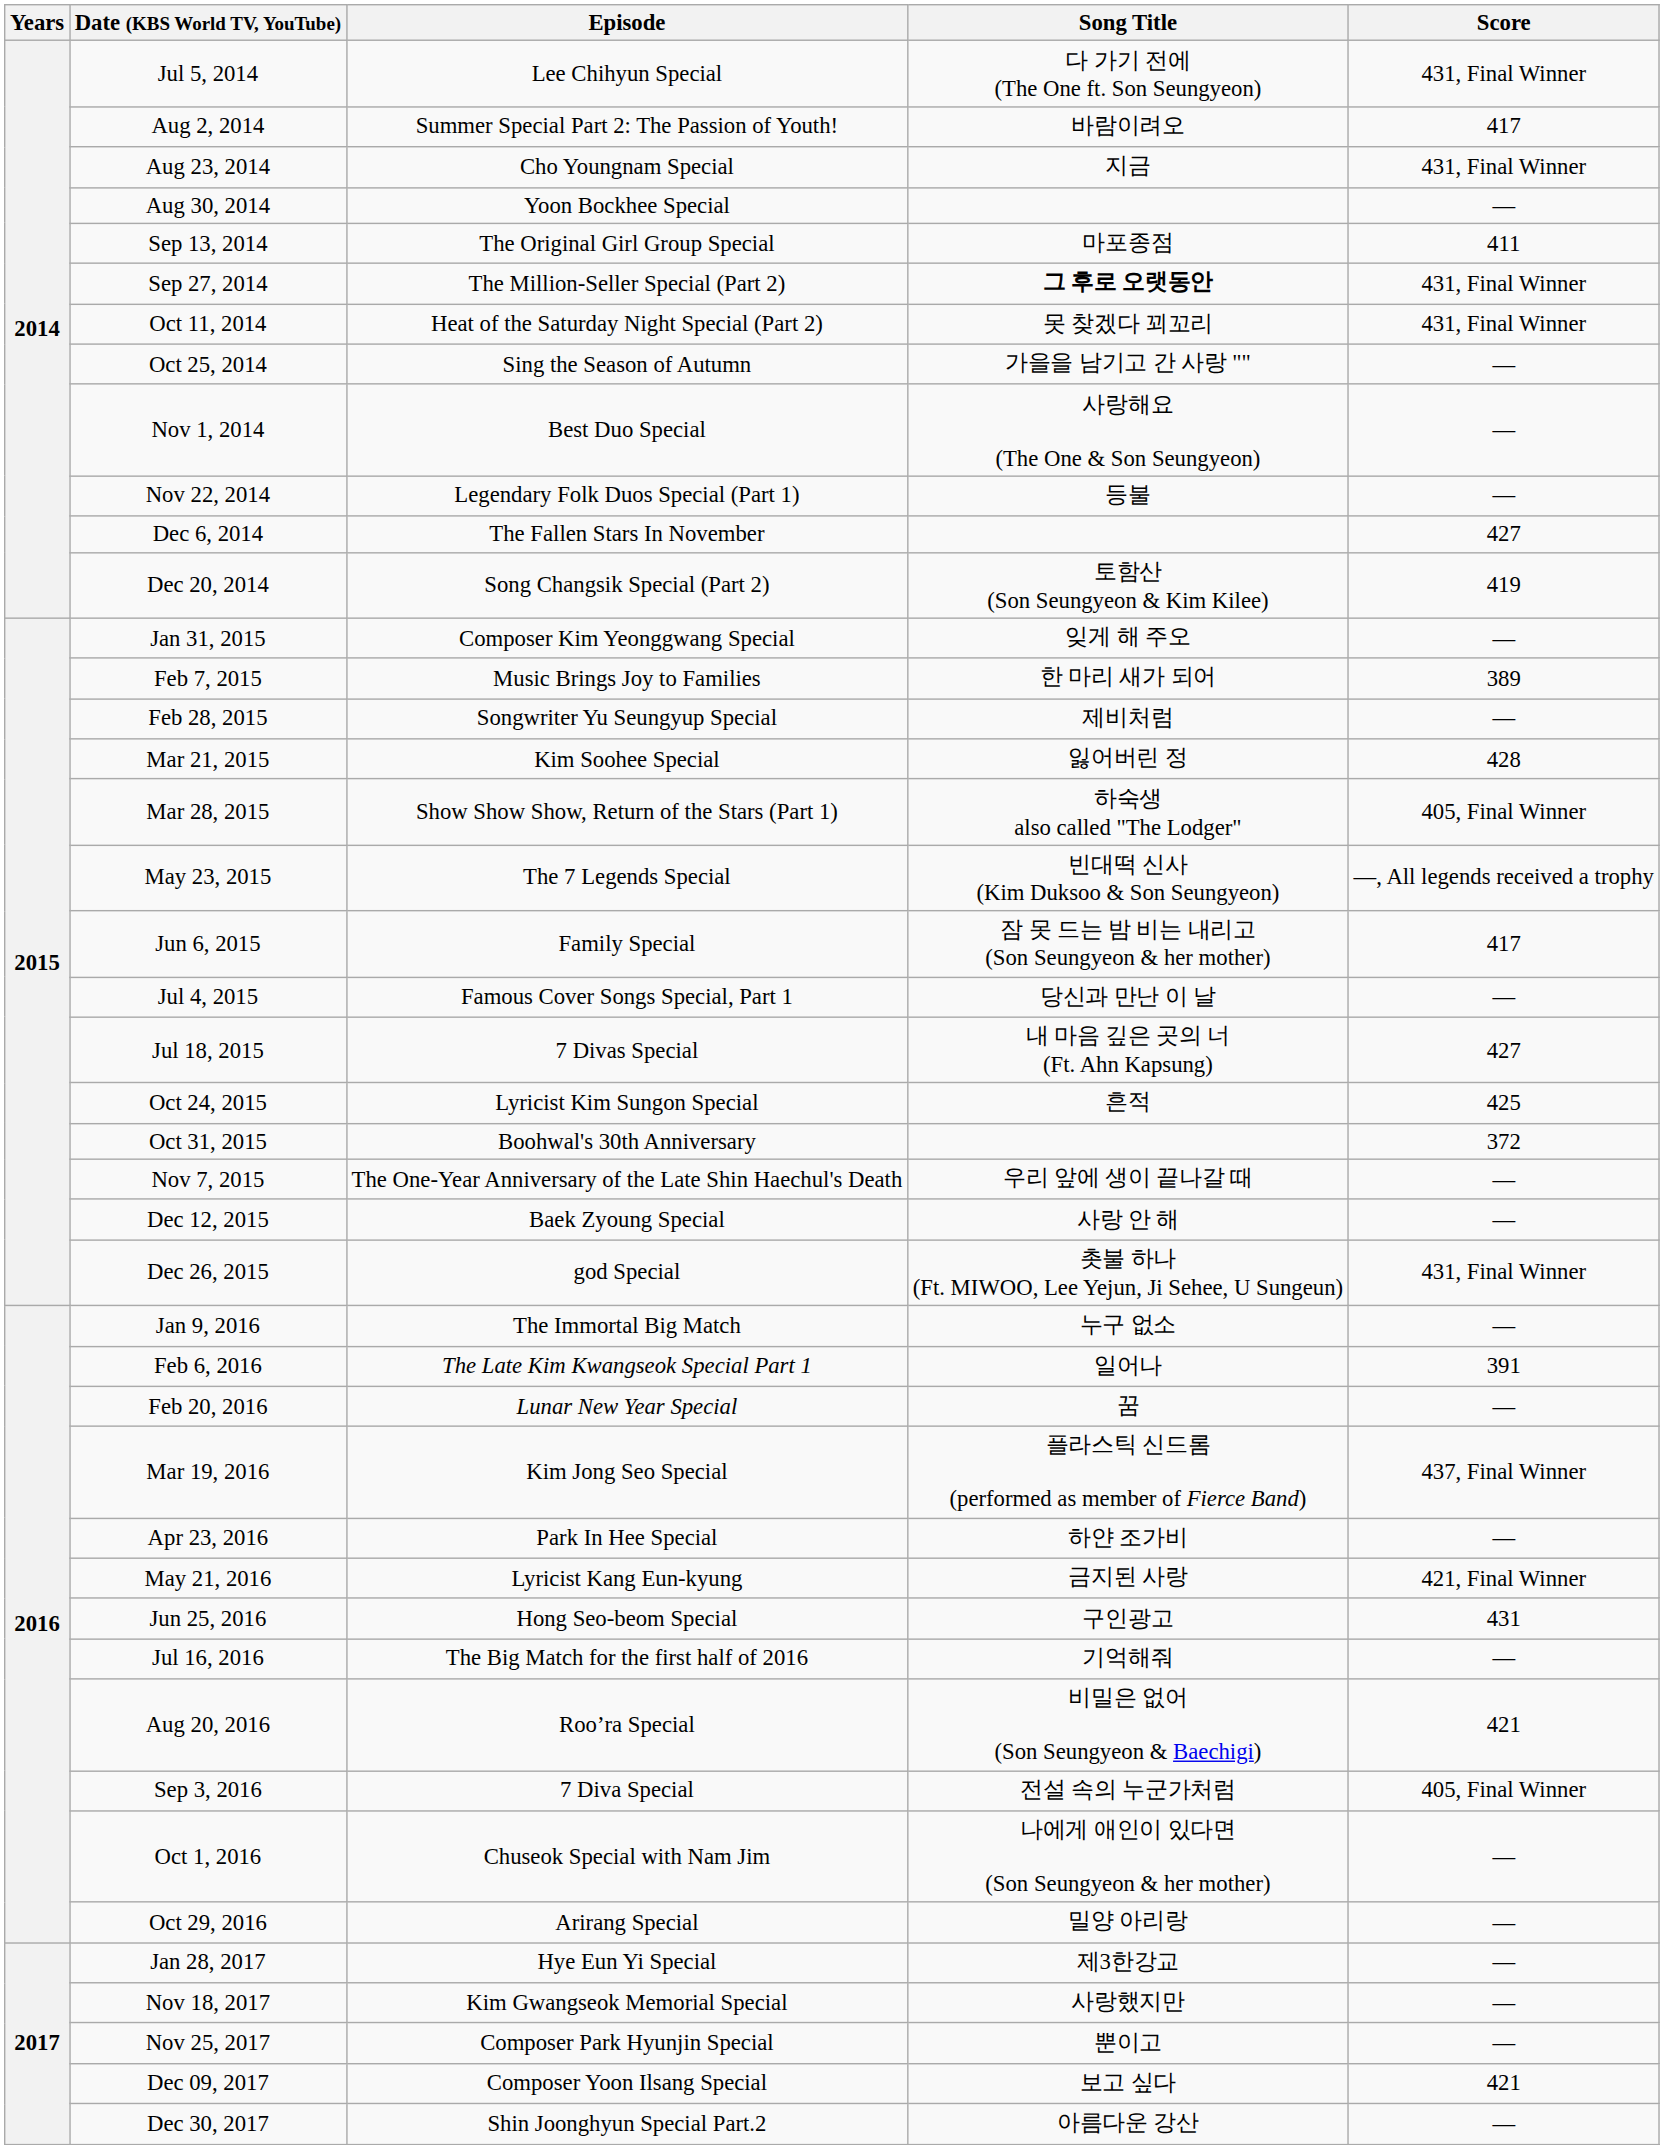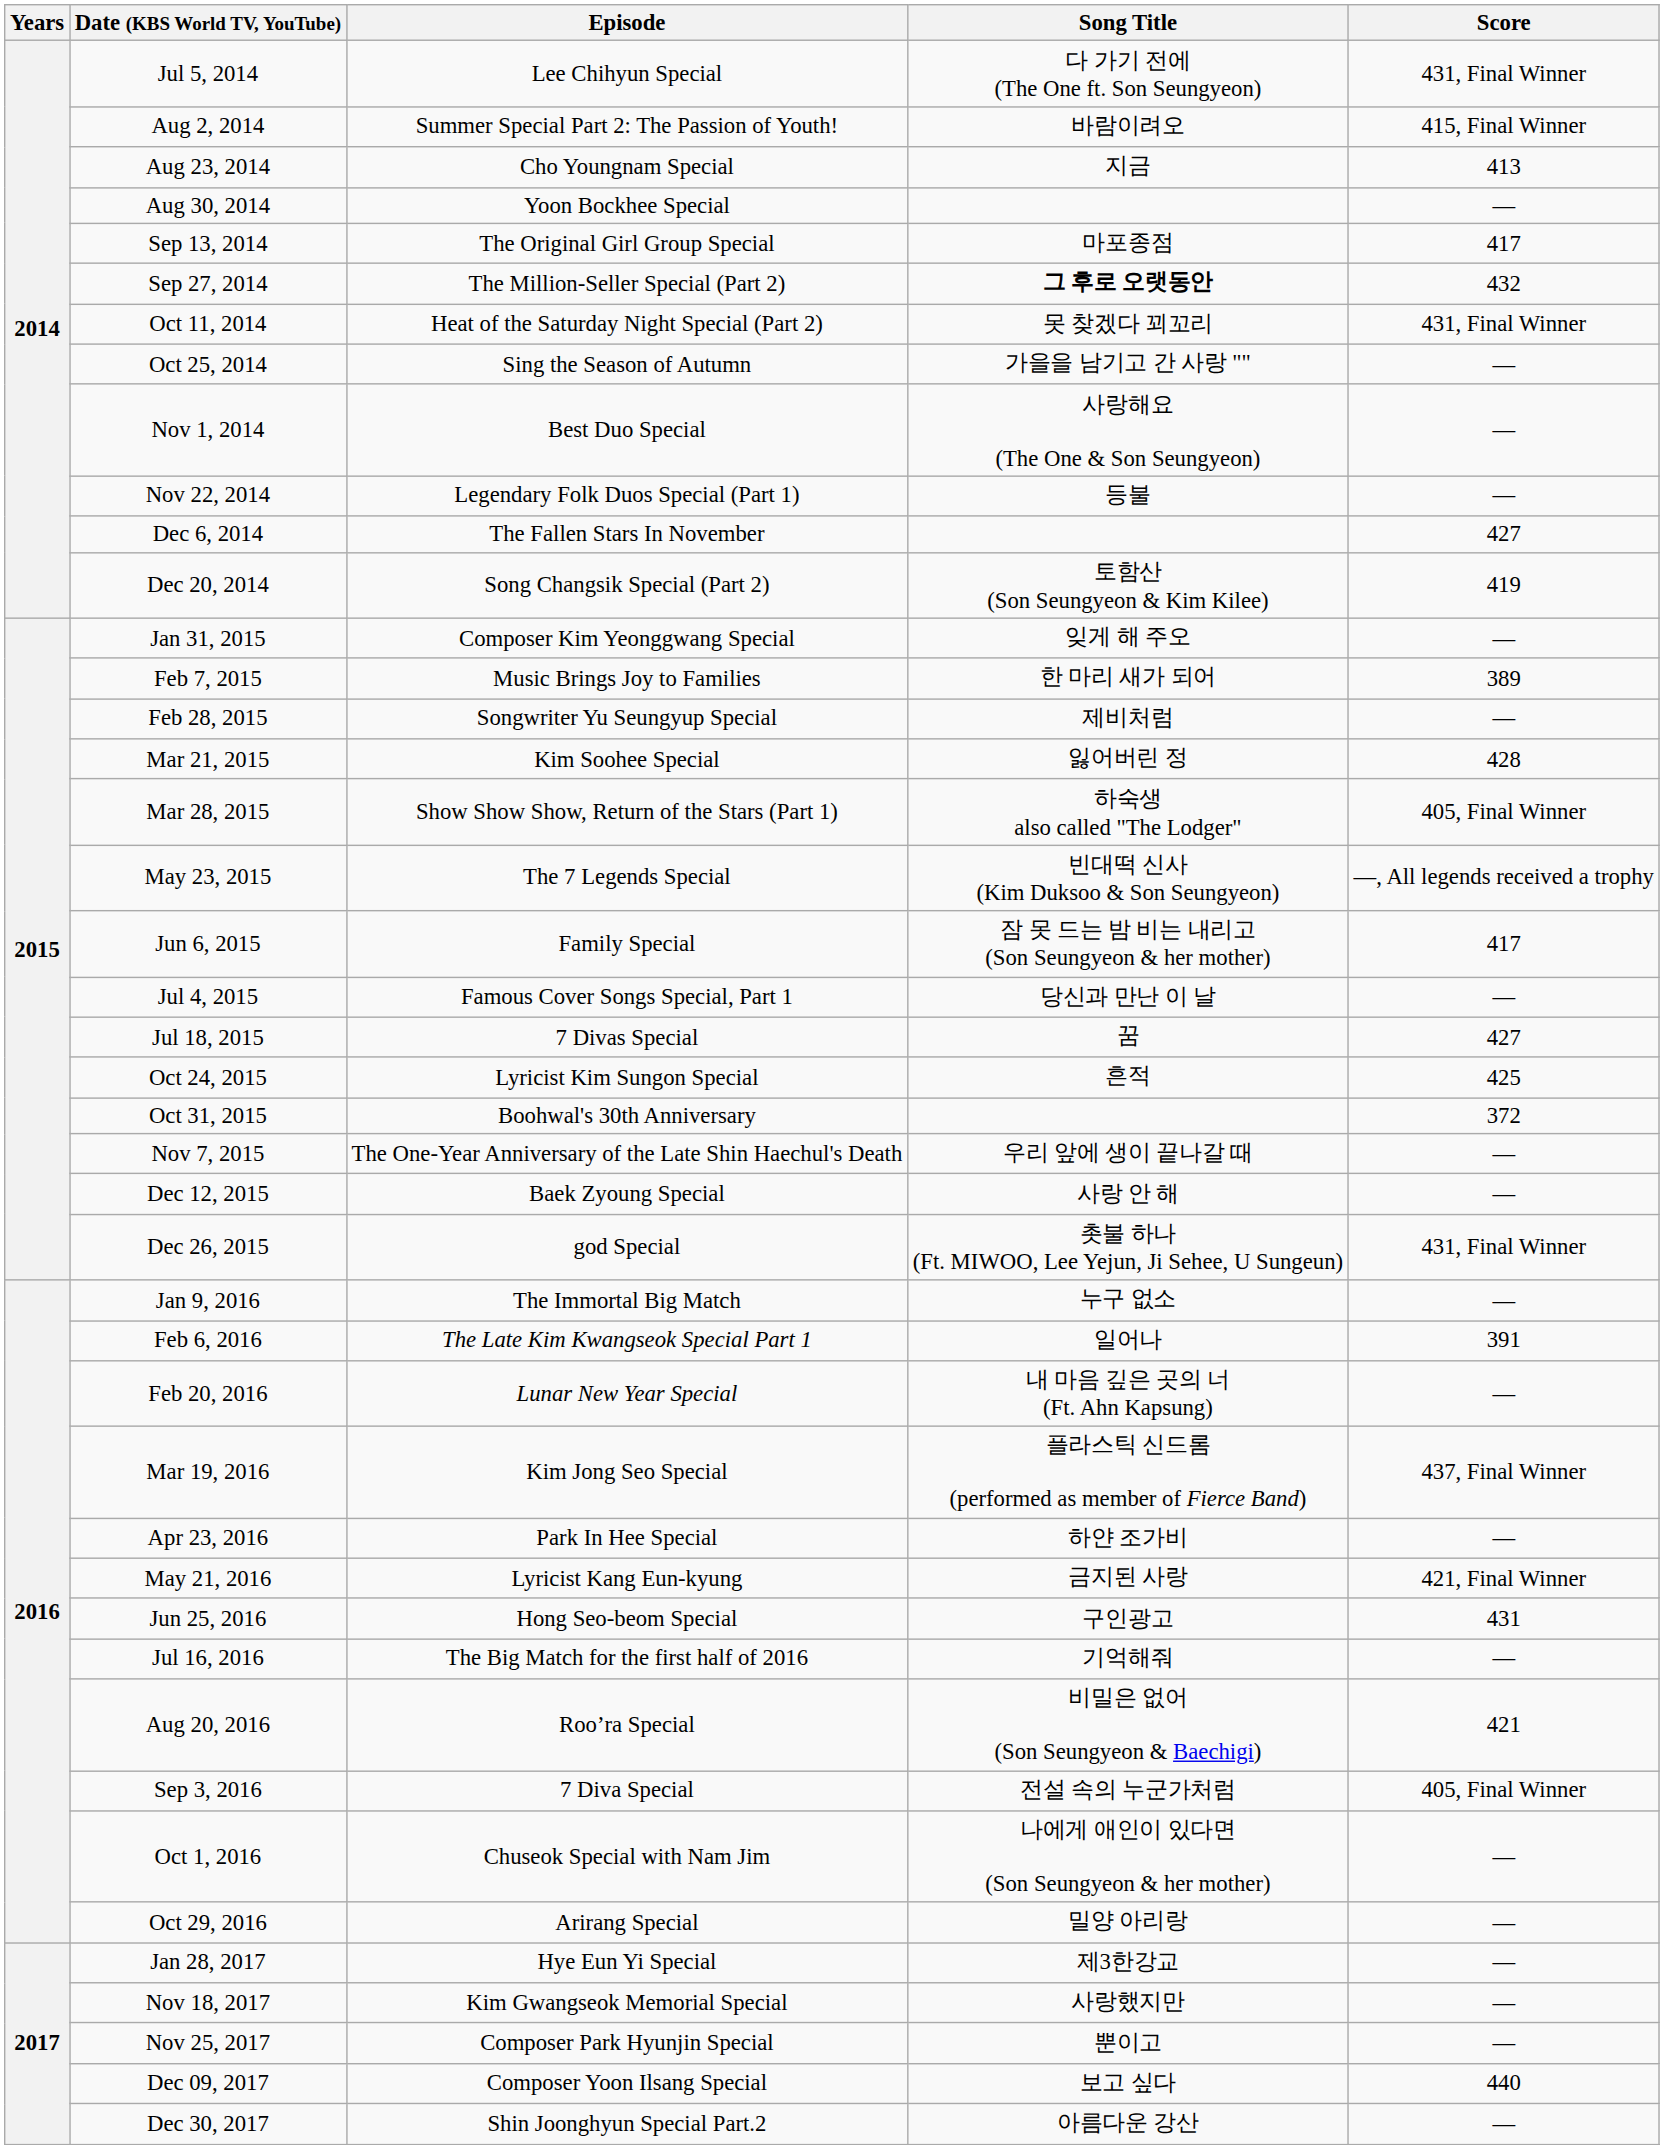(1504, 126) 417 -> (1504, 126) 415, Final Winner
(1504, 166) 431, Final Winner -> (1504, 166) 413
(1504, 243) 411 -> (1504, 243) 417
(1504, 283) 431, Final Winner -> (1504, 283) 432
(1128, 1050) 내 마음 깊은 곳의 너 (Ft. Ahn Kapsung) -> (1128, 1036) 꿈
(1128, 1405) 꿈 -> (1128, 1394) 내 마음 깊은 곳의 너 (Ft. Ahn Kapsung)
(1504, 2083) 421 -> (1504, 2083) 440
